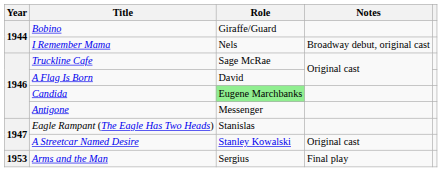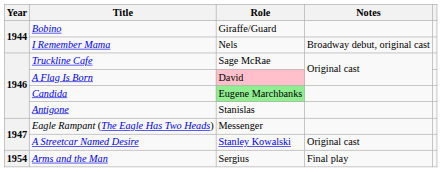(231, 77) no background -> (231, 77) pink background
(241, 110) Messenger -> (237, 110) Stanislas
(237, 126) Stanislas -> (241, 126) Messenger
(17, 158) 1953 -> (17, 158) 1954
